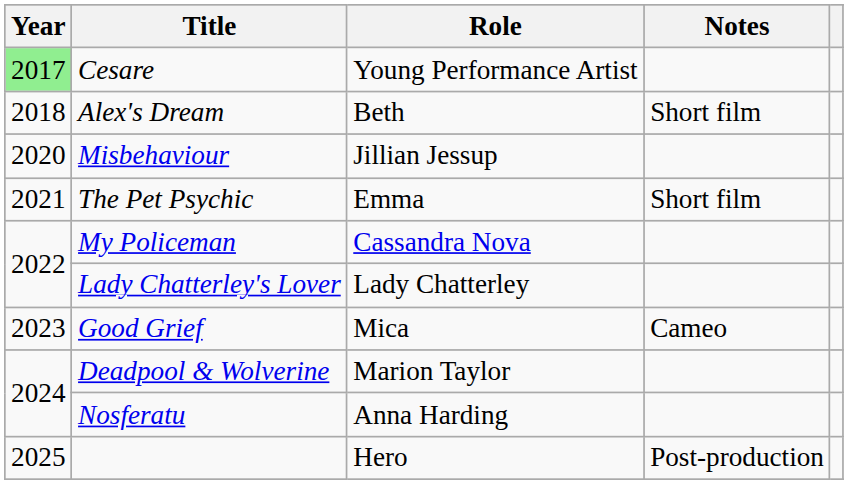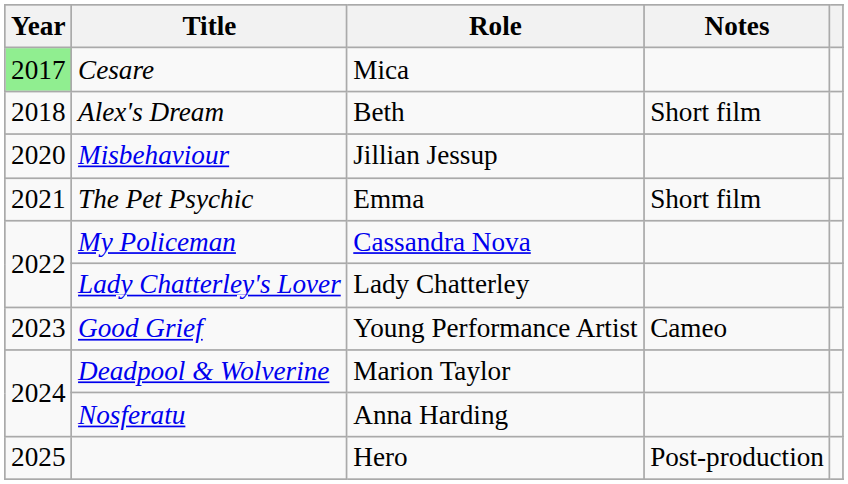(495, 69) Young Performance Artist -> (381, 69) Mica
(381, 328) Mica -> (495, 328) Young Performance Artist
